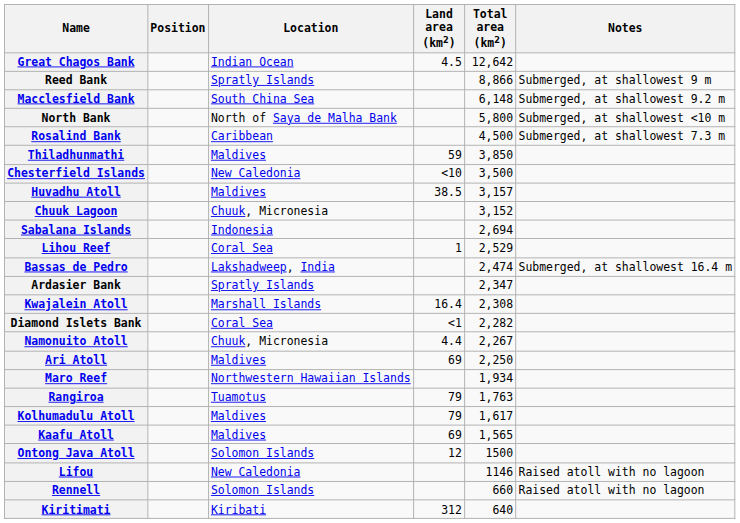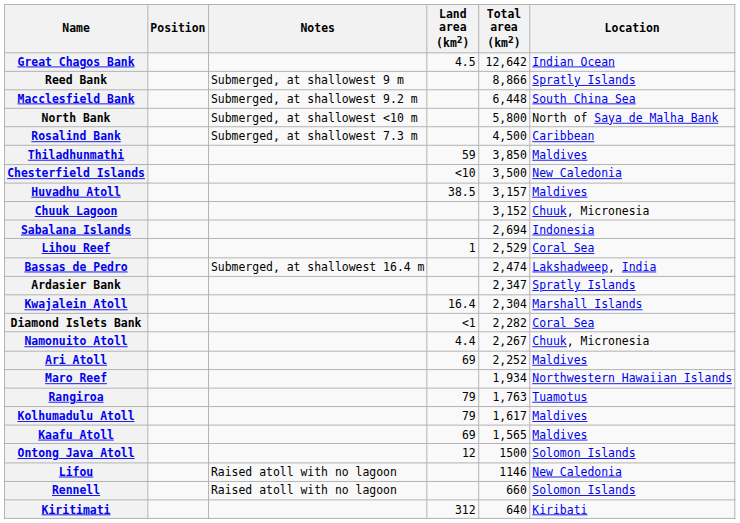columns swapped: (311, 28) <-> (625, 28)
(496, 99) 6,148 -> (510, 99) 6,448
(496, 304) 2,308 -> (510, 304) 2,304
(496, 360) 2,250 -> (510, 360) 2,252
